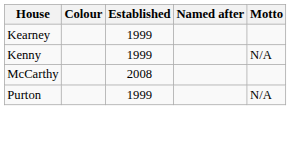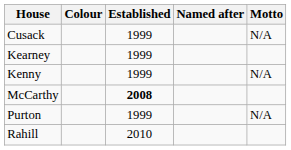+ row: (26, 34)
(139, 74) normal -> (139, 94) bold
+ row: (23, 134)
